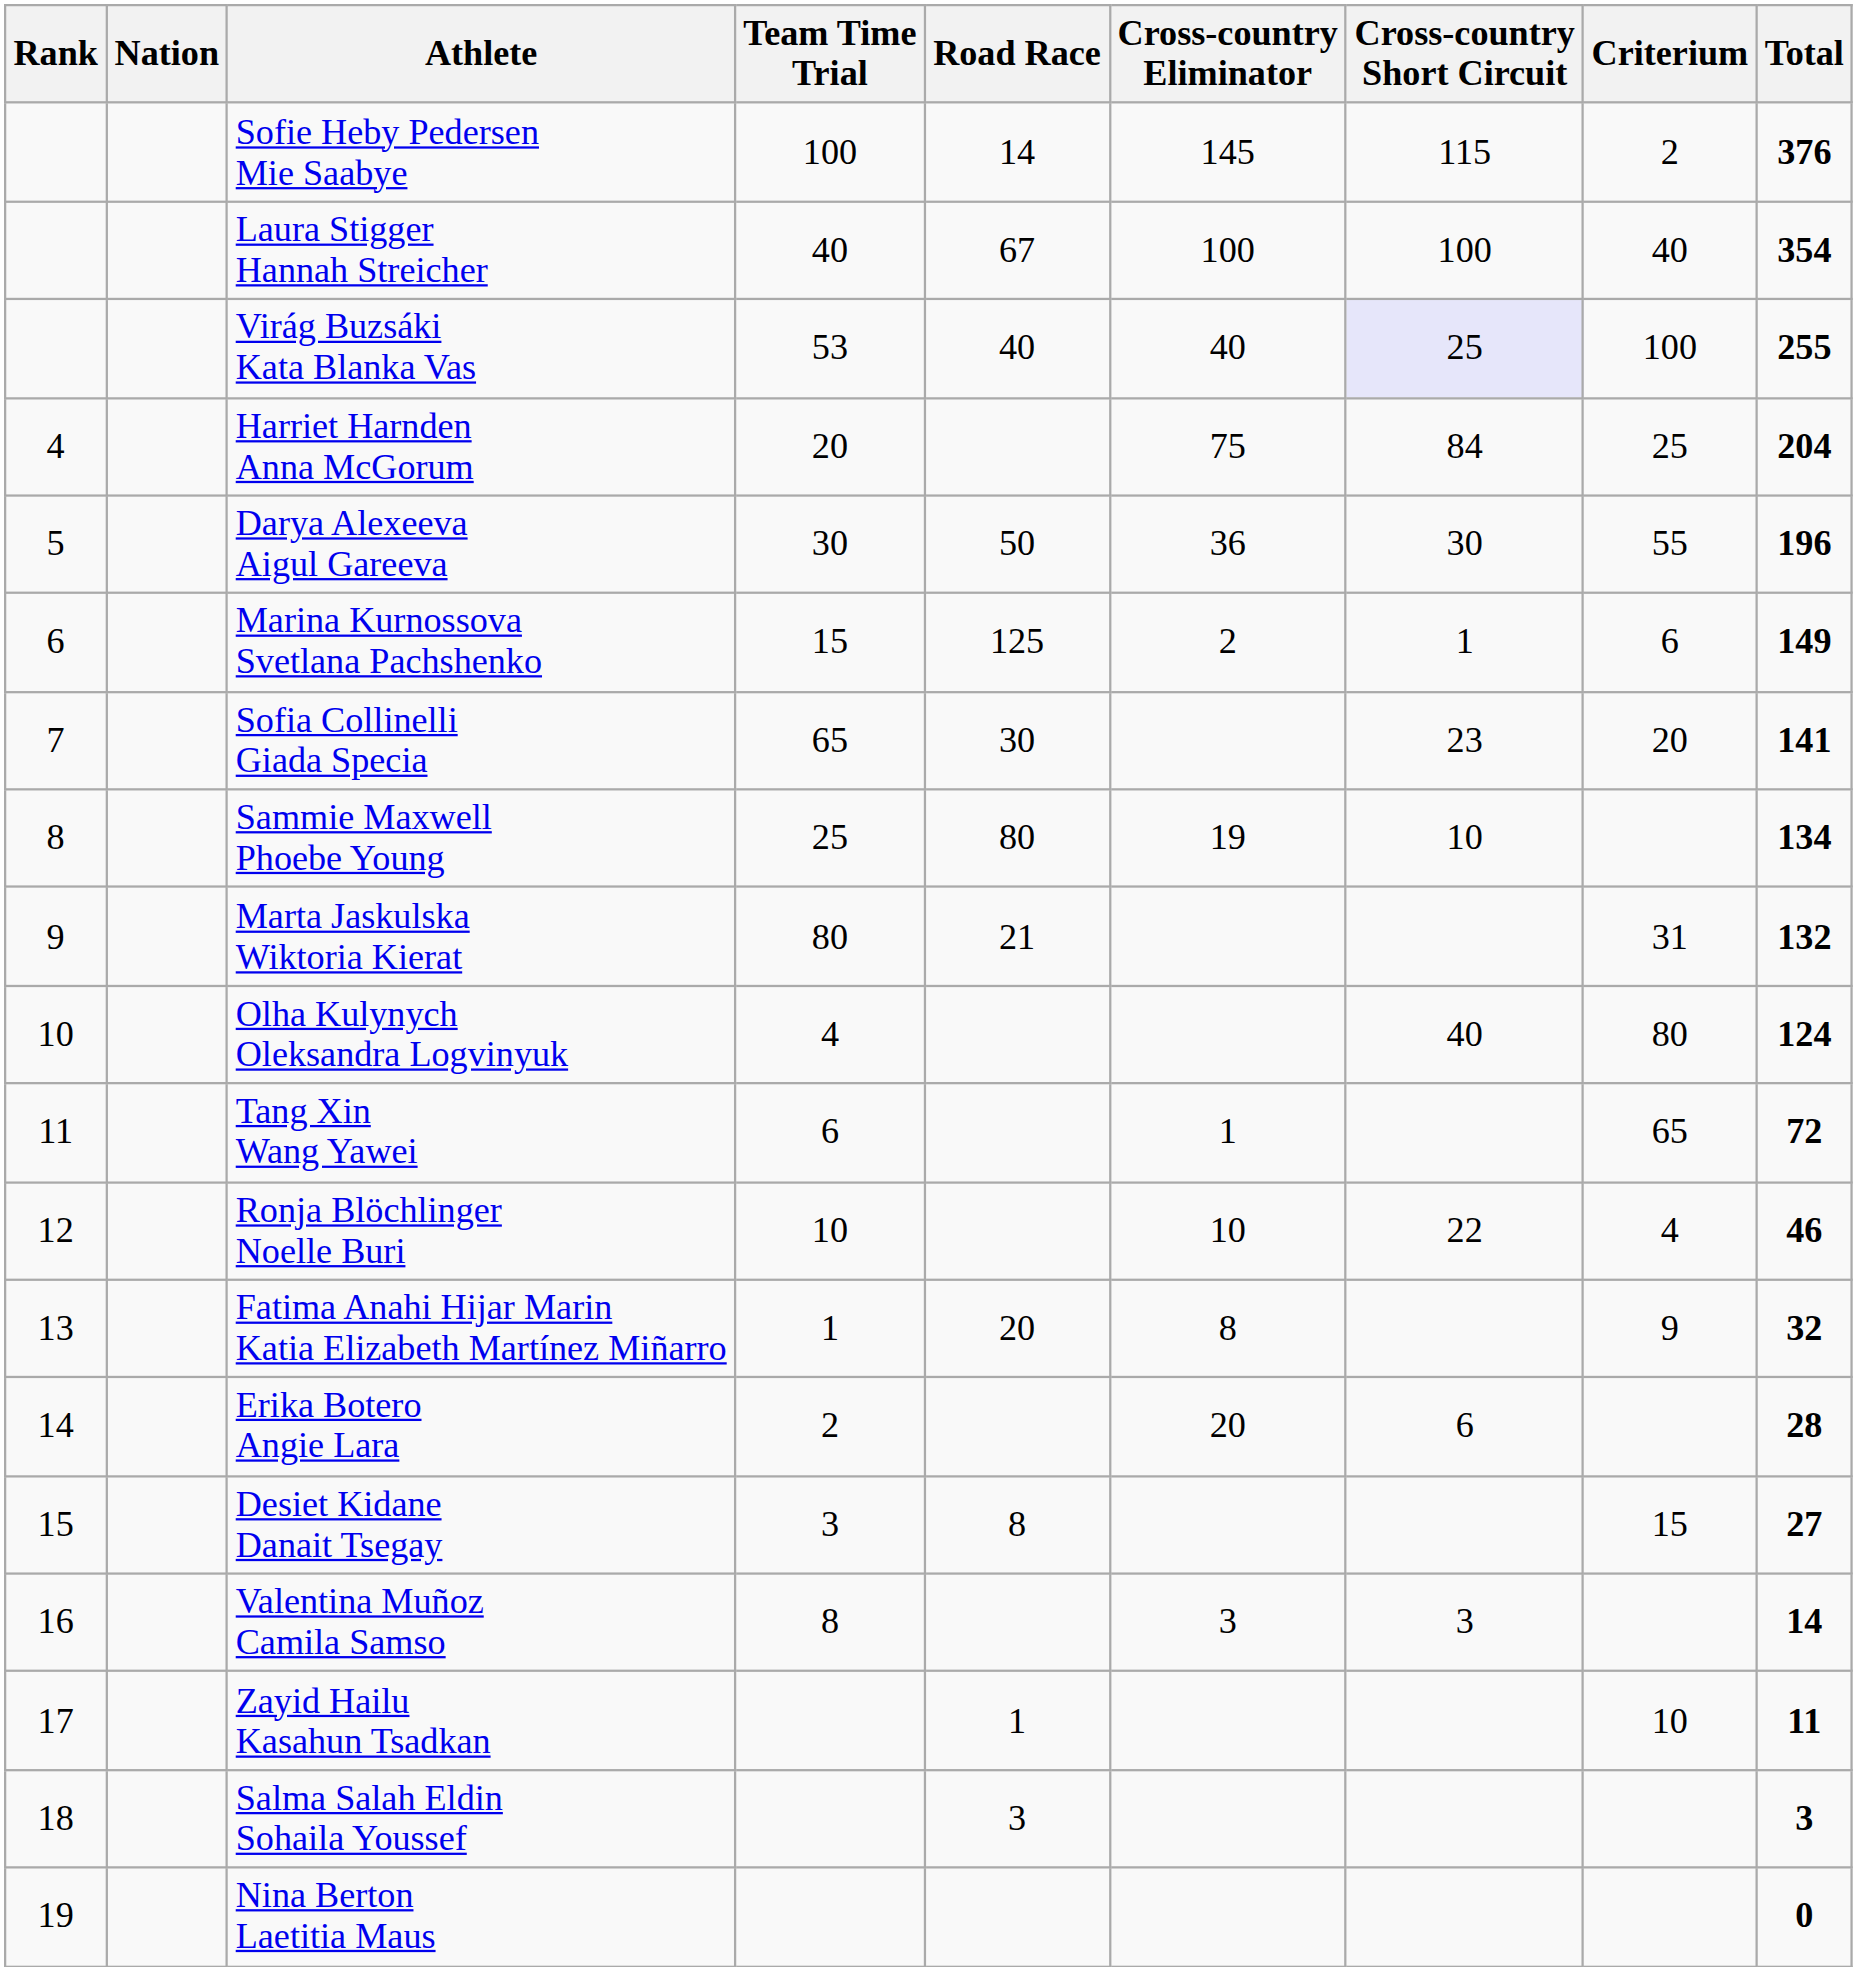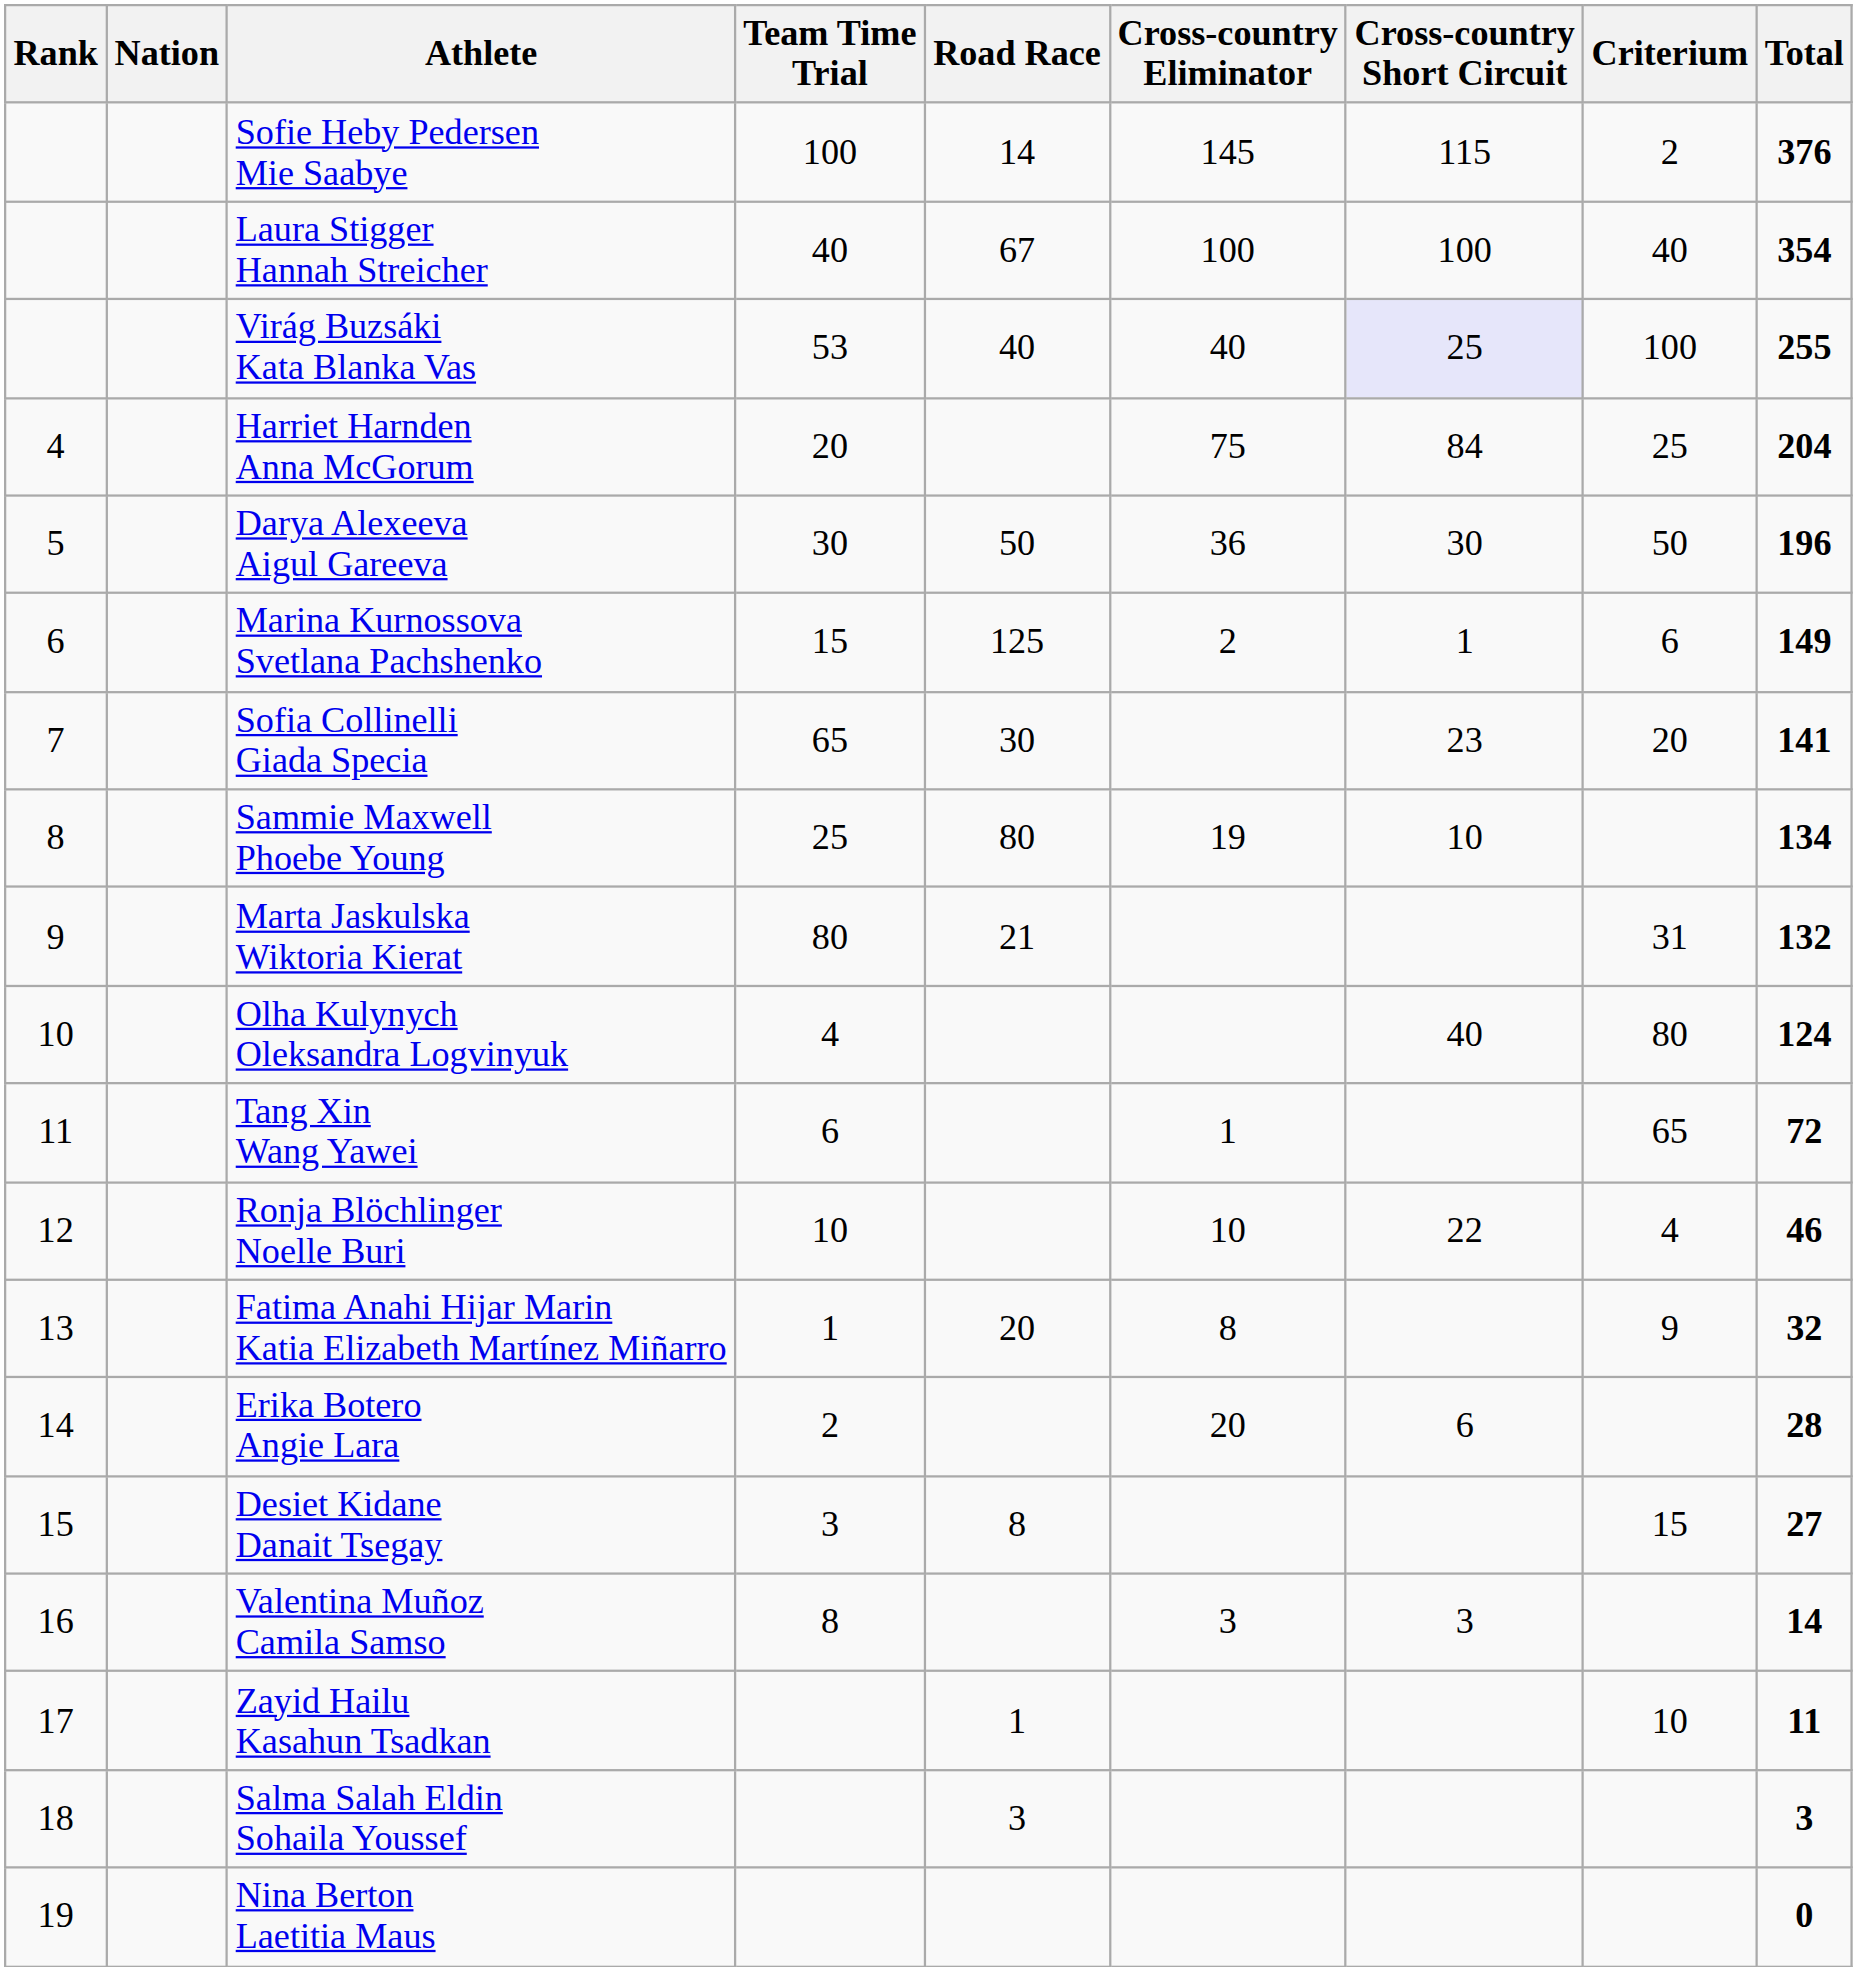(1670, 543) 55 -> (1670, 543) 50
